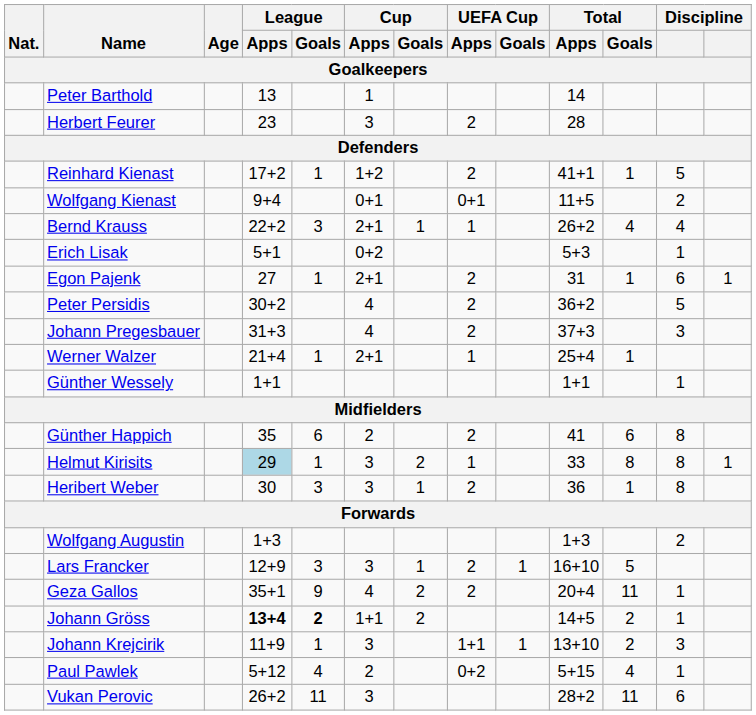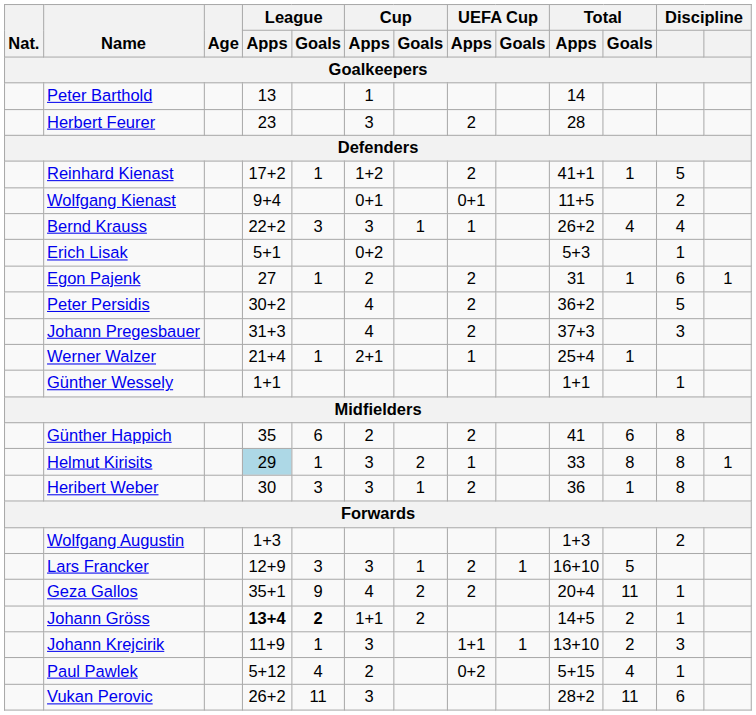(369, 226) 2+1 -> (369, 226) 3
(369, 278) 2+1 -> (369, 278) 2
